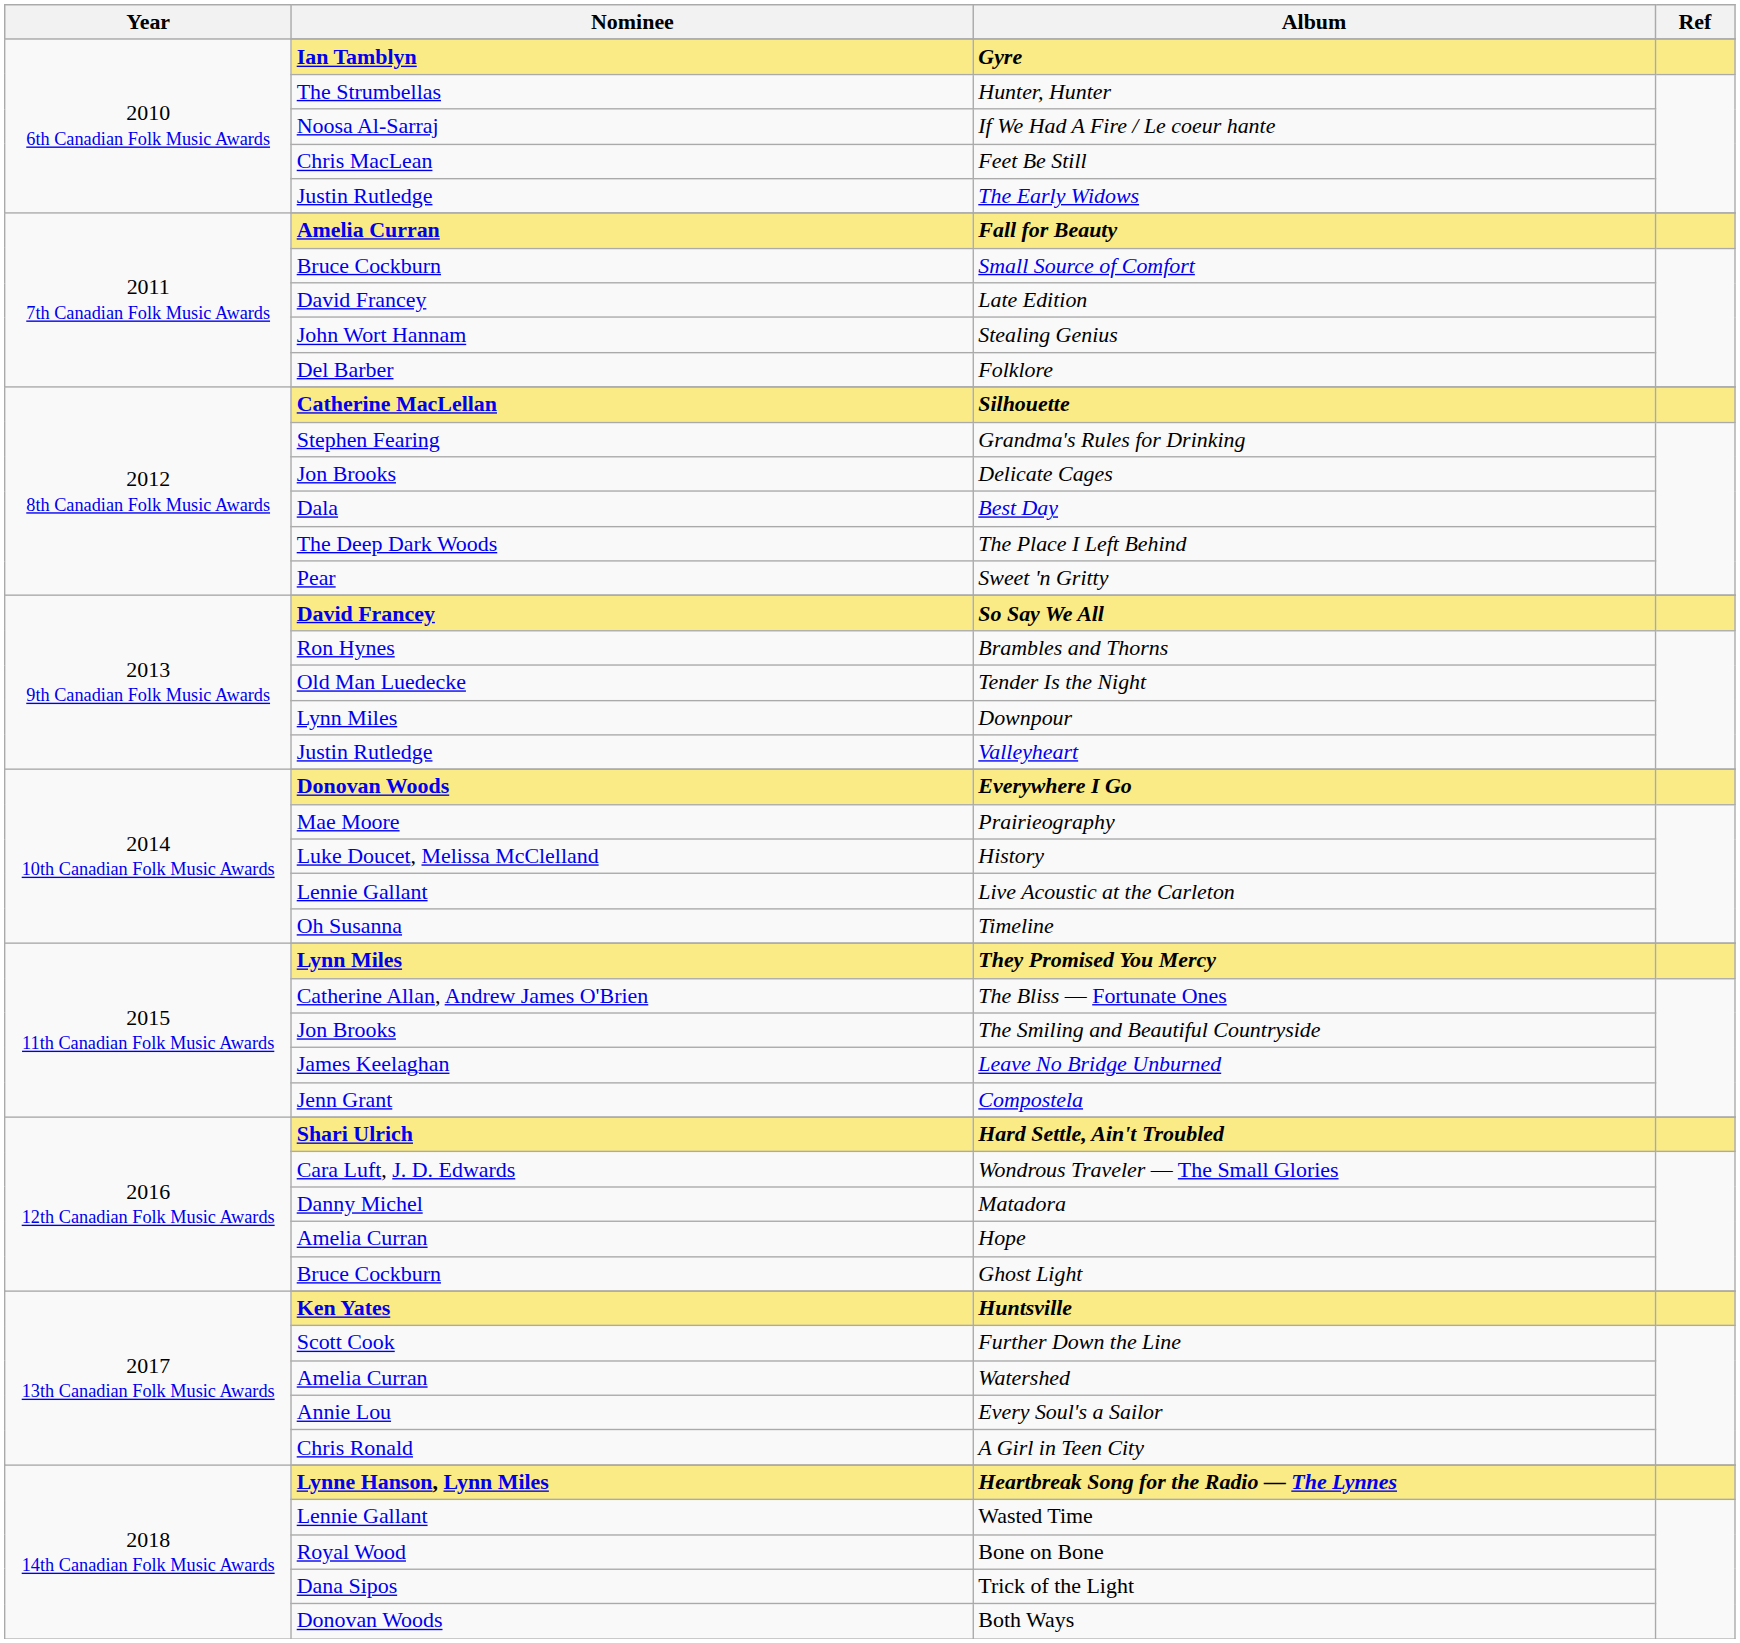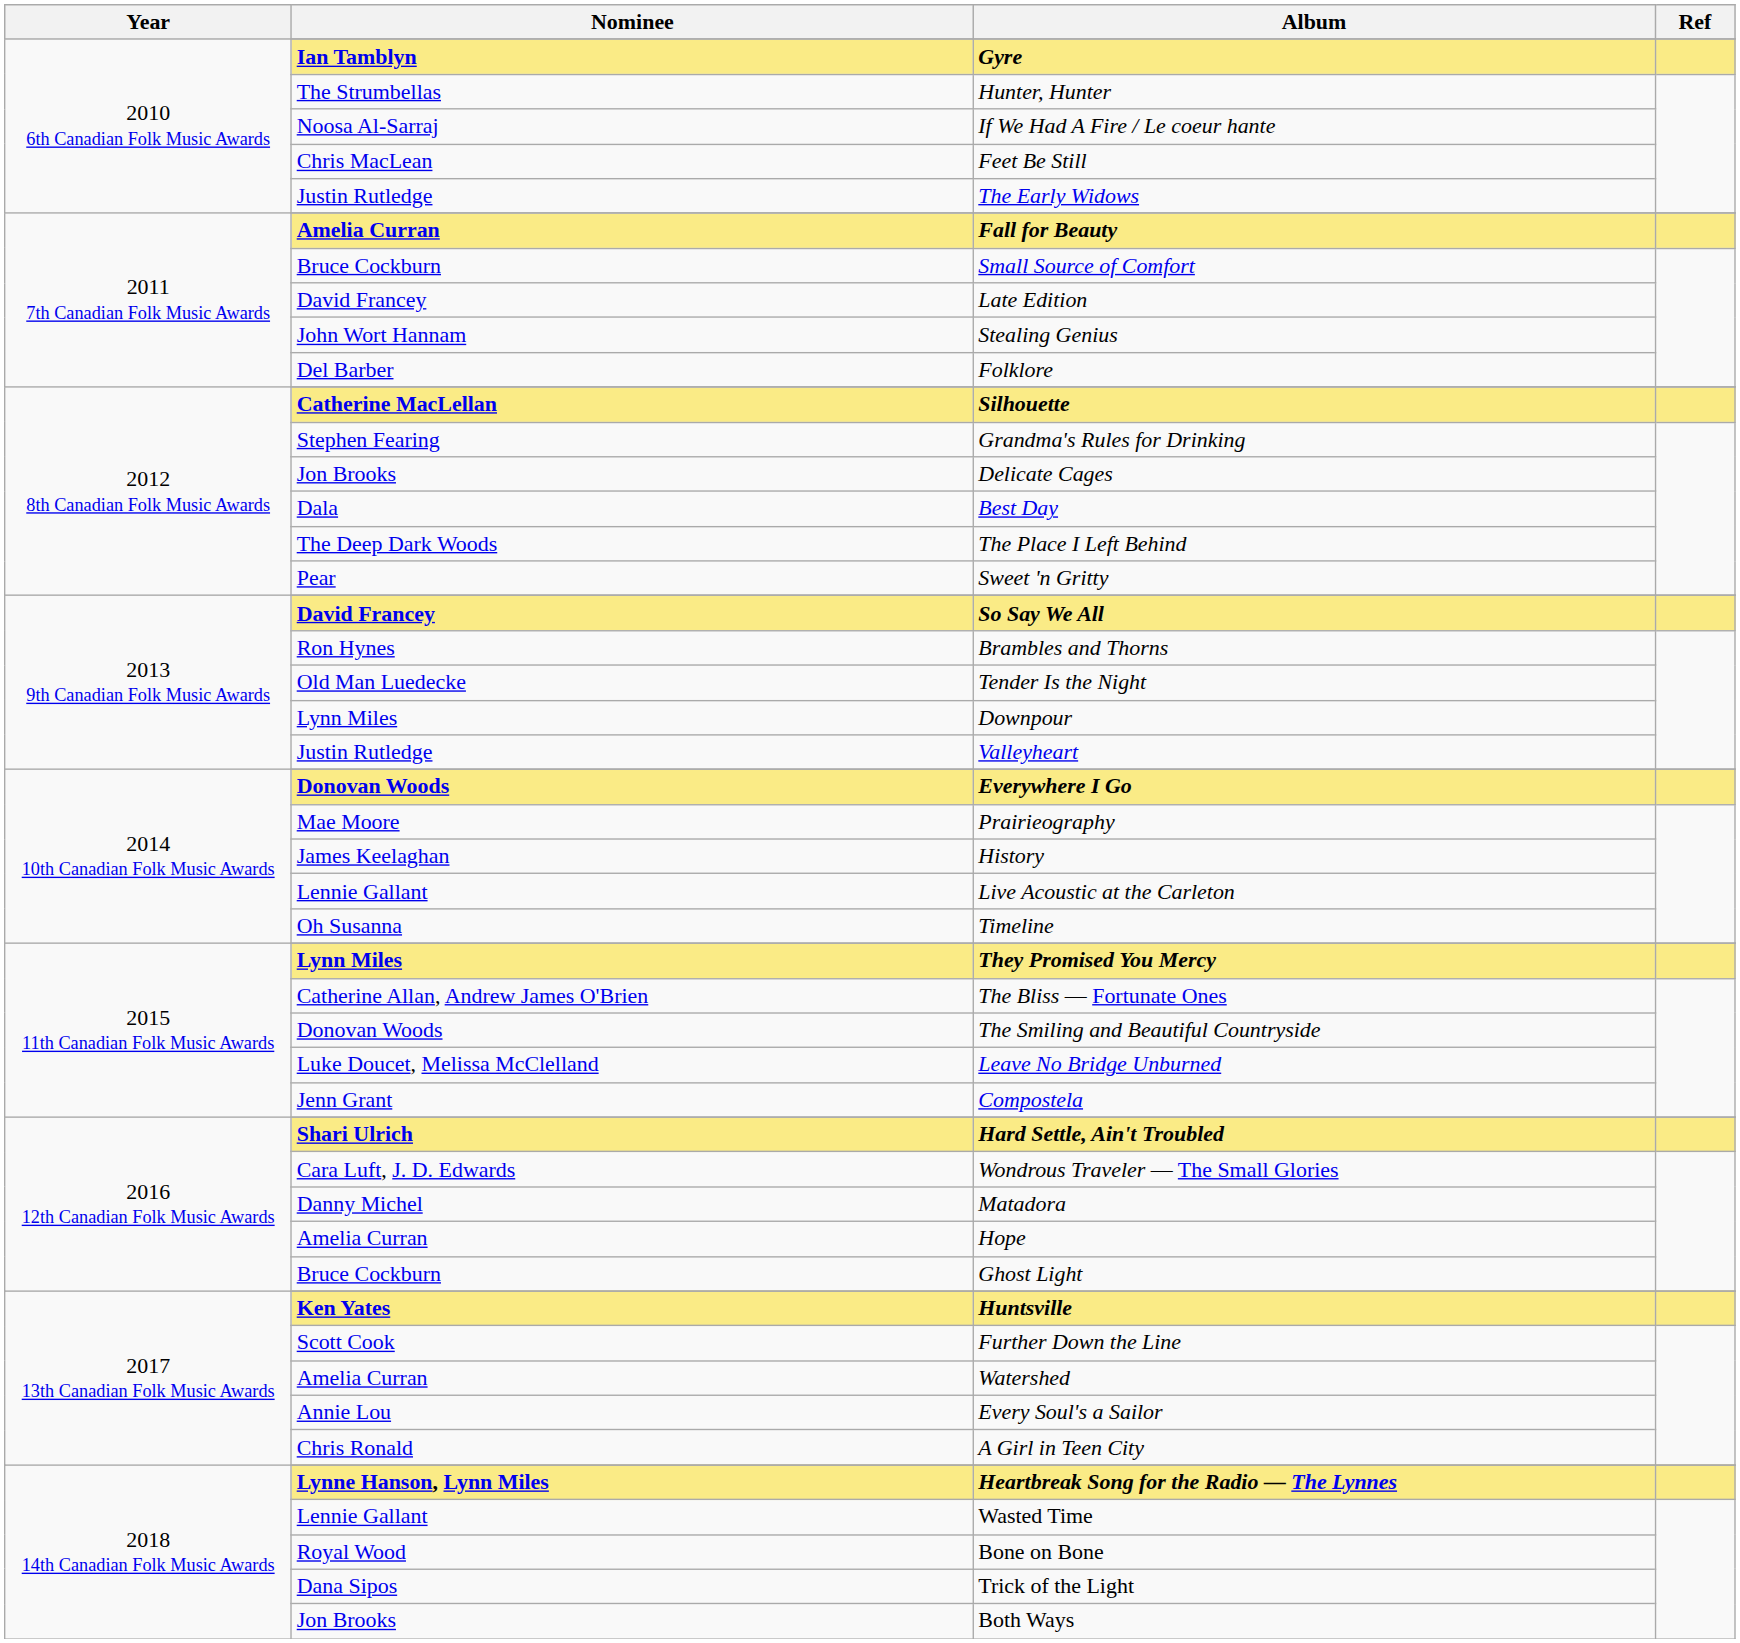(448, 856) Luke Doucet, Melissa McClelland -> (373, 856) James Keelaghan
(346, 1030) Jon Brooks -> (370, 1030) Donovan Woods
(373, 1064) James Keelaghan -> (448, 1064) Luke Doucet, Melissa McClelland
(370, 1621) Donovan Woods -> (346, 1621) Jon Brooks
